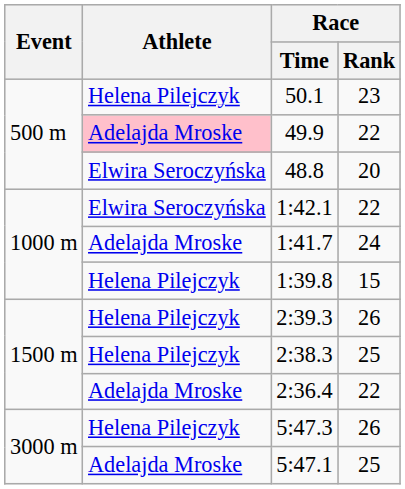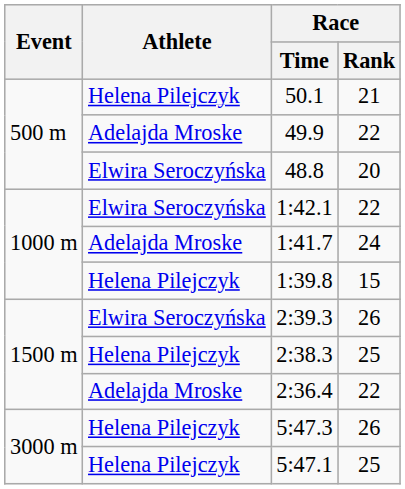(369, 96) 23 -> (369, 96) 21
(165, 133) pink background -> (165, 133) no background
(164, 317) Helena Pilejczyk -> (177, 317) Elwira Seroczyńska
(165, 465) Adelajda Mroske -> (164, 465) Helena Pilejczyk
